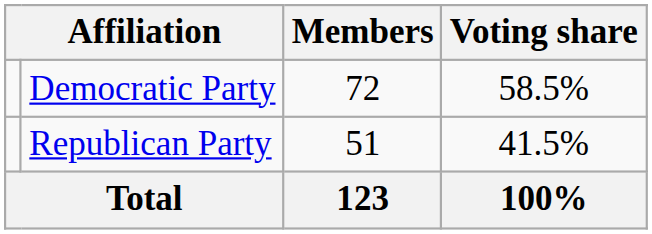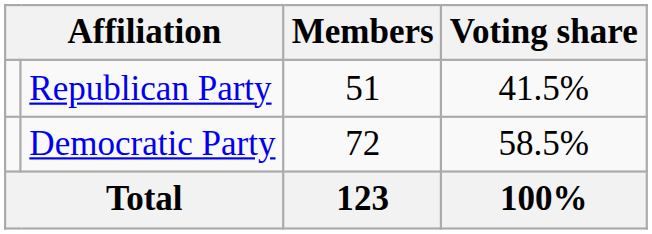rows swapped: (152, 87) <-> (150, 143)
